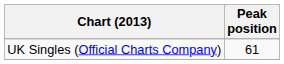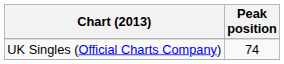(252, 49) 61 -> (252, 49) 74
